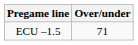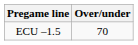(102, 31) 71 -> (102, 31) 70
